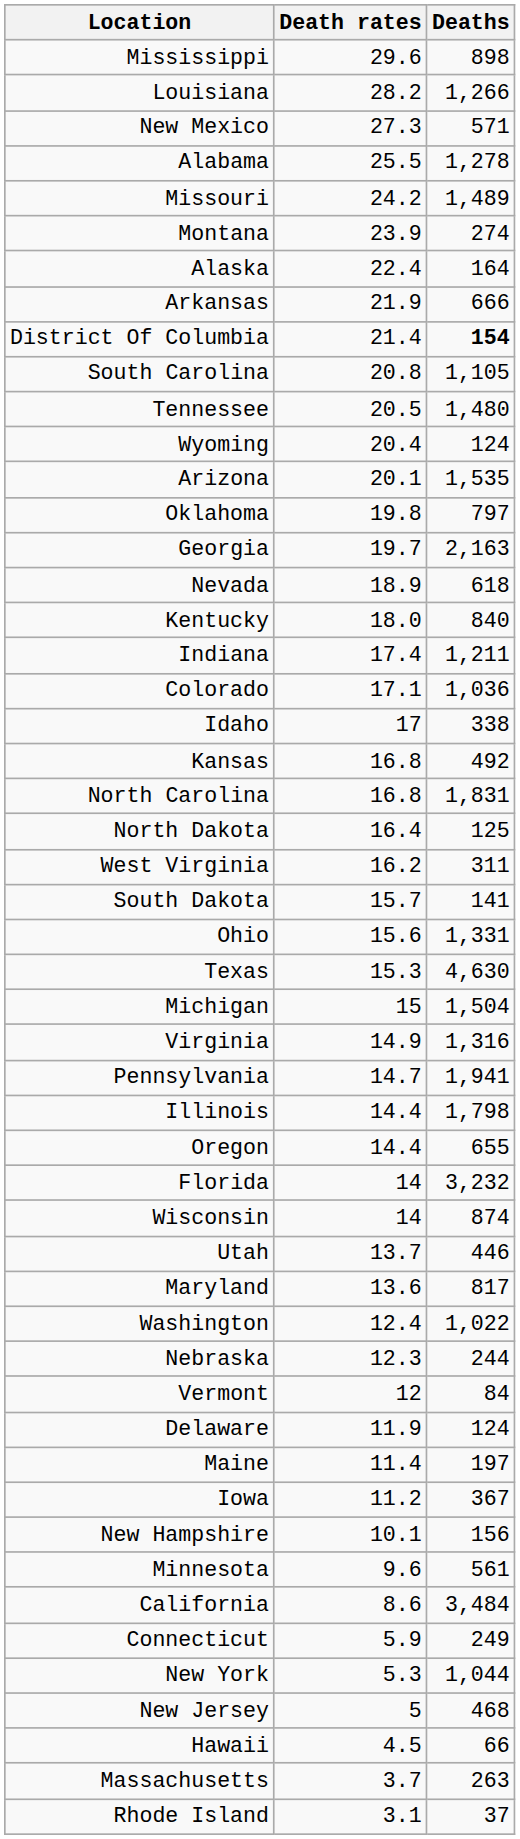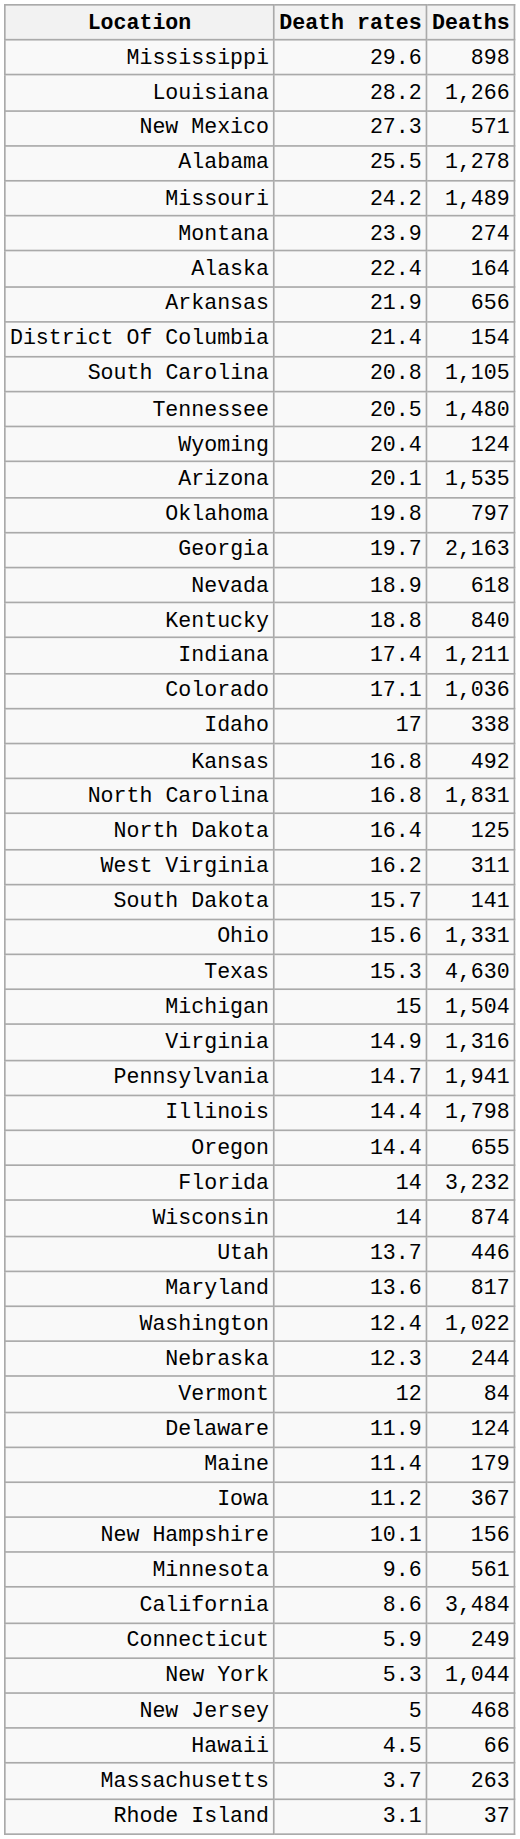(490, 304) 666 -> (490, 304) 656
(490, 339) bold -> (490, 339) normal
(396, 620) 18.0 -> (396, 620) 18.8
(490, 1464) 197 -> (490, 1464) 179
